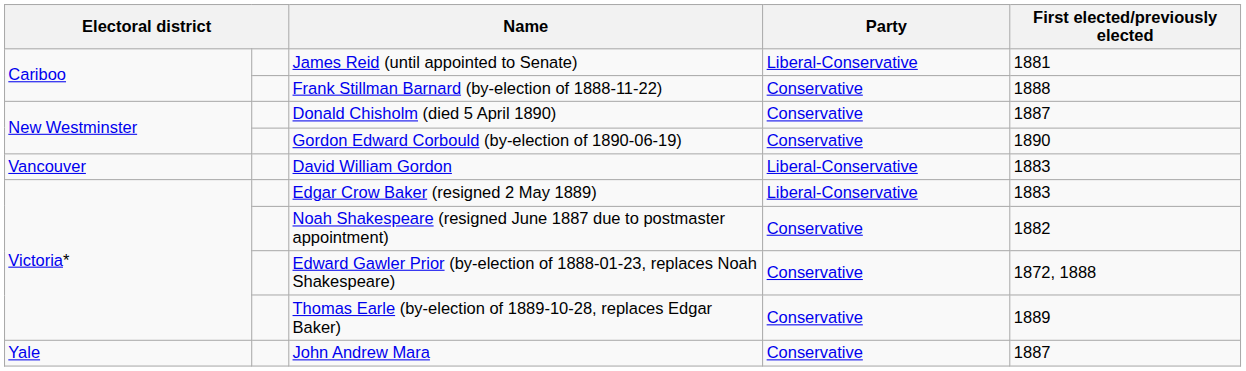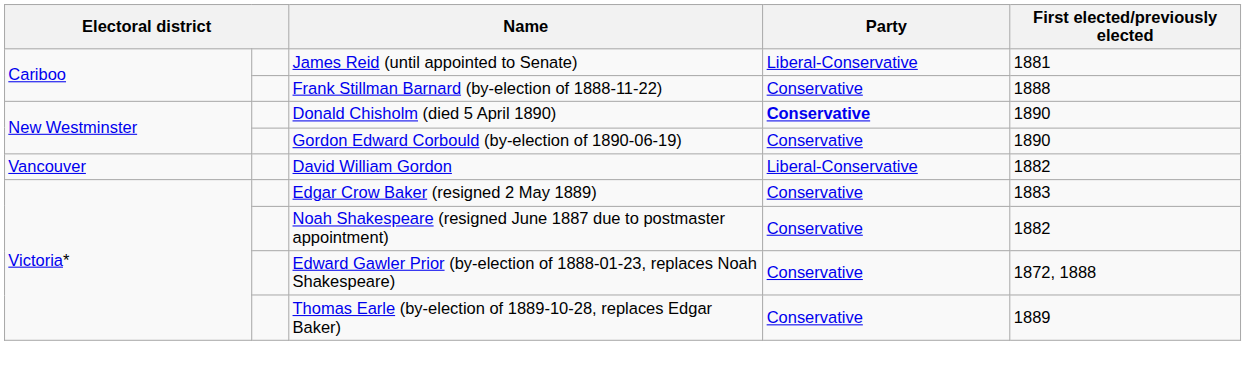(815, 114) normal -> (818, 114) bold
(1032, 114) 1887 -> (1032, 114) 1890
(1032, 166) 1883 -> (1032, 166) 1882
(842, 192) Liberal-Conservative -> (815, 192) Conservative
- row: (361, 353)
